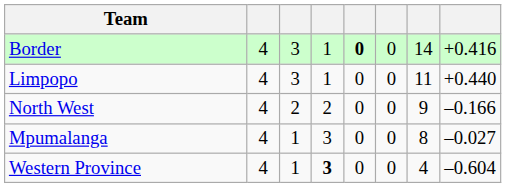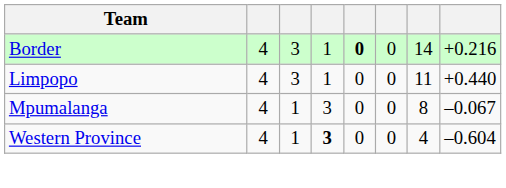(470, 49) +0.416 -> (470, 49) +0.216
- row: (51, 108)
(470, 138) –0.027 -> (470, 108) –0.067
